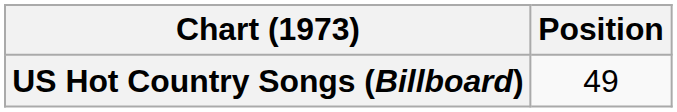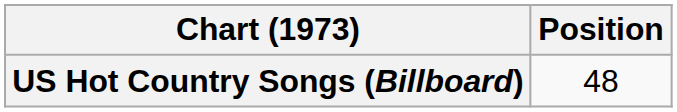(601, 80) 49 -> (601, 80) 48
